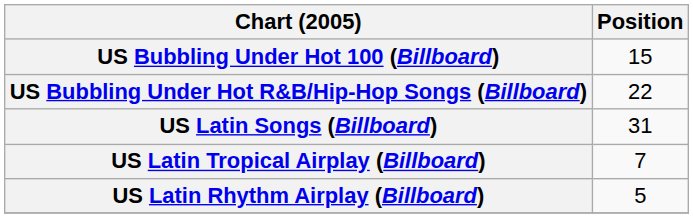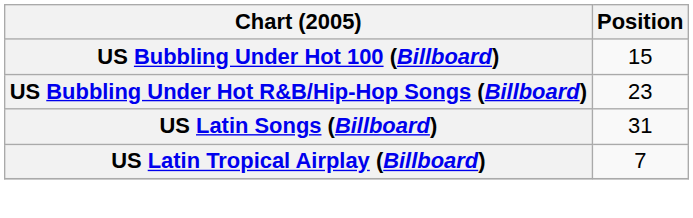(640, 91) 22 -> (640, 91) 23
- row: (298, 195)
